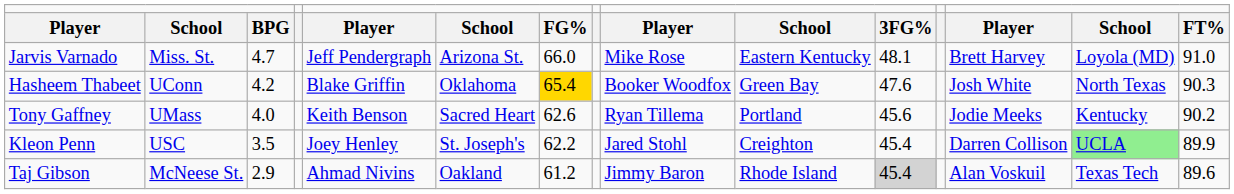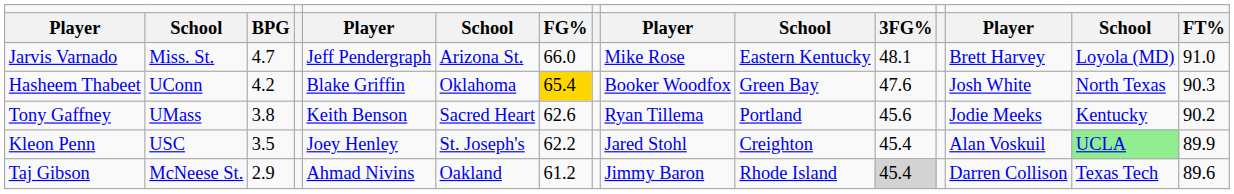(263, 115) 4.0 -> (263, 115) 3.8
(1008, 144) Darren Collison -> (997, 144) Alan Voskuil
(997, 173) Alan Voskuil -> (1008, 173) Darren Collison
